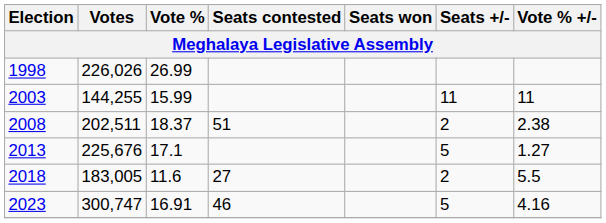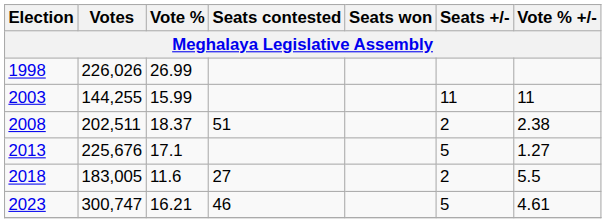(171, 204) 16.91 -> (171, 204) 16.21
(534, 204) 4.16 -> (534, 204) 4.61
